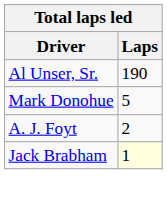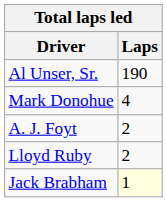(126, 100) 5 -> (126, 100) 4
+ row: (50, 155)
